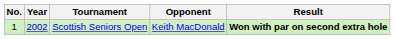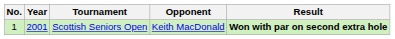(37, 27) 2002 -> (37, 27) 2001
